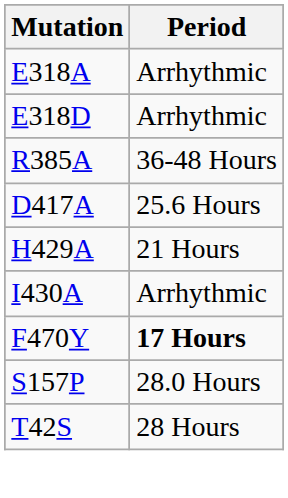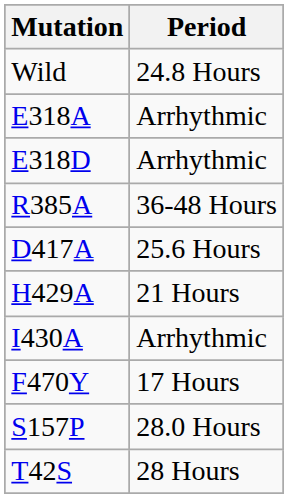+ row: (39, 71)
(191, 337) bold -> (188, 381) normal
